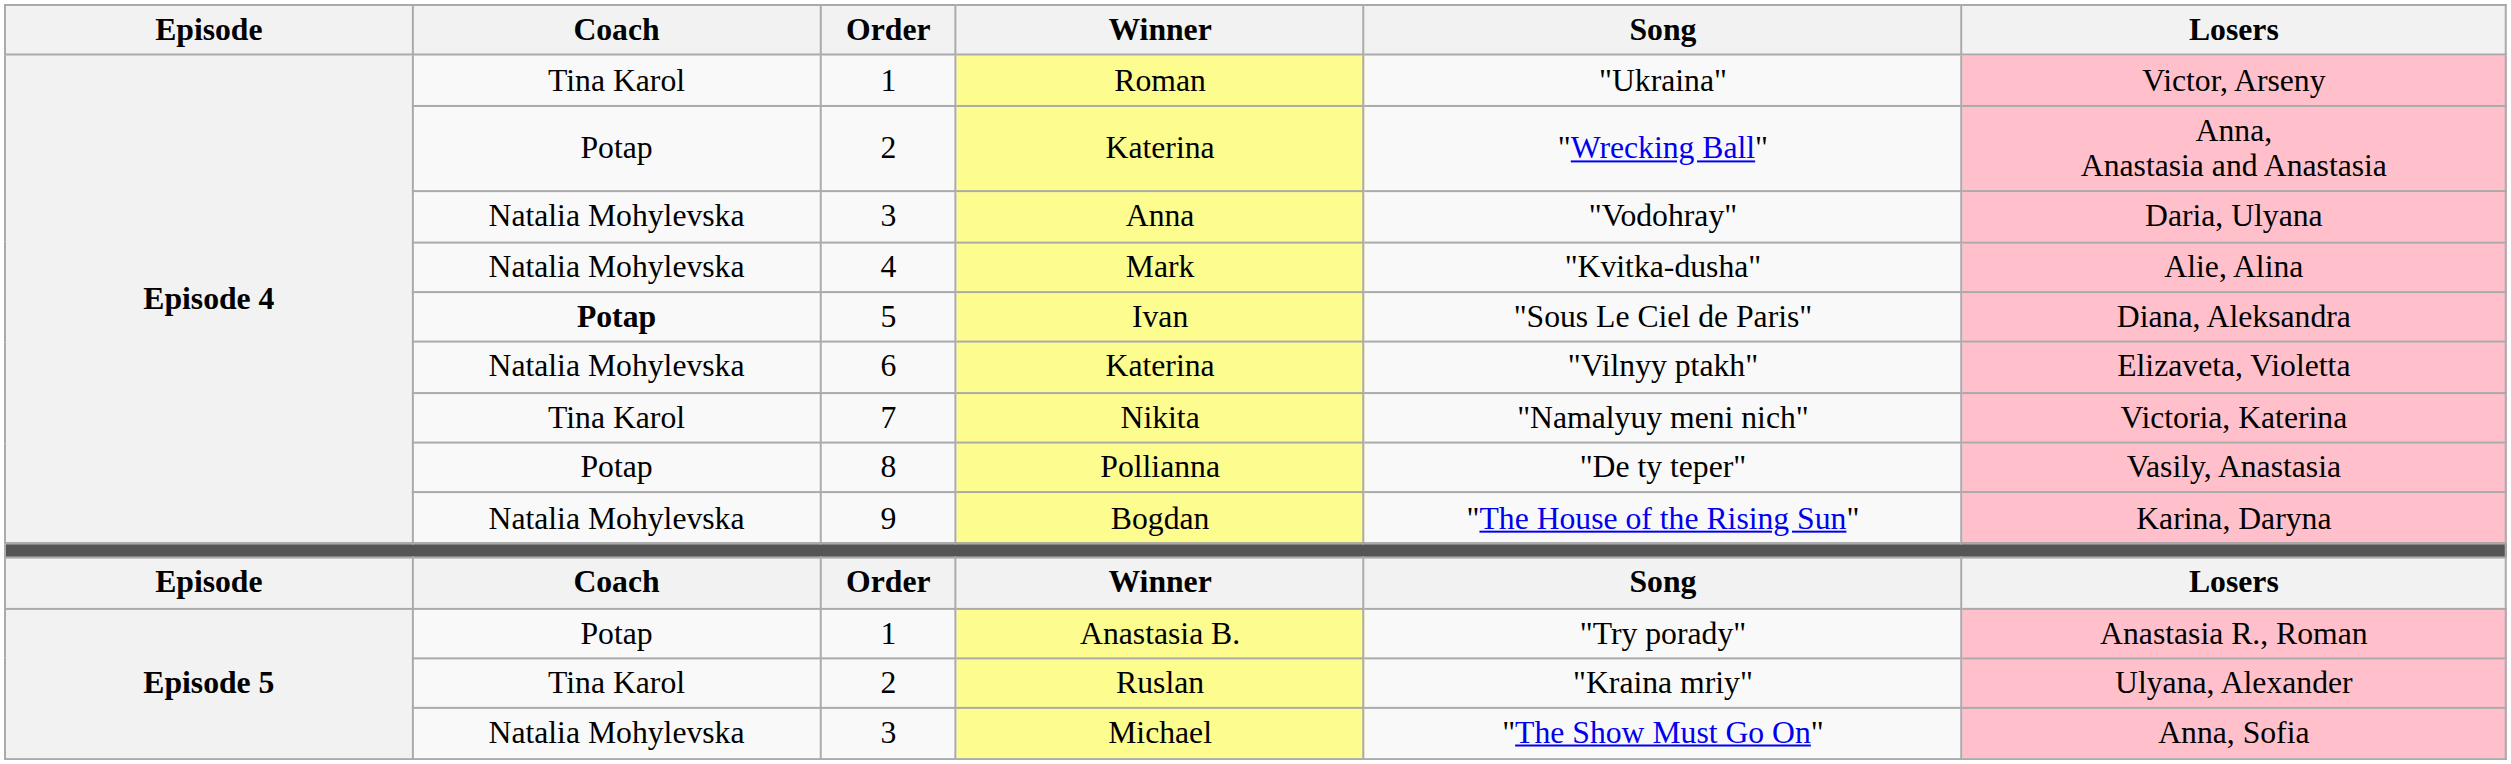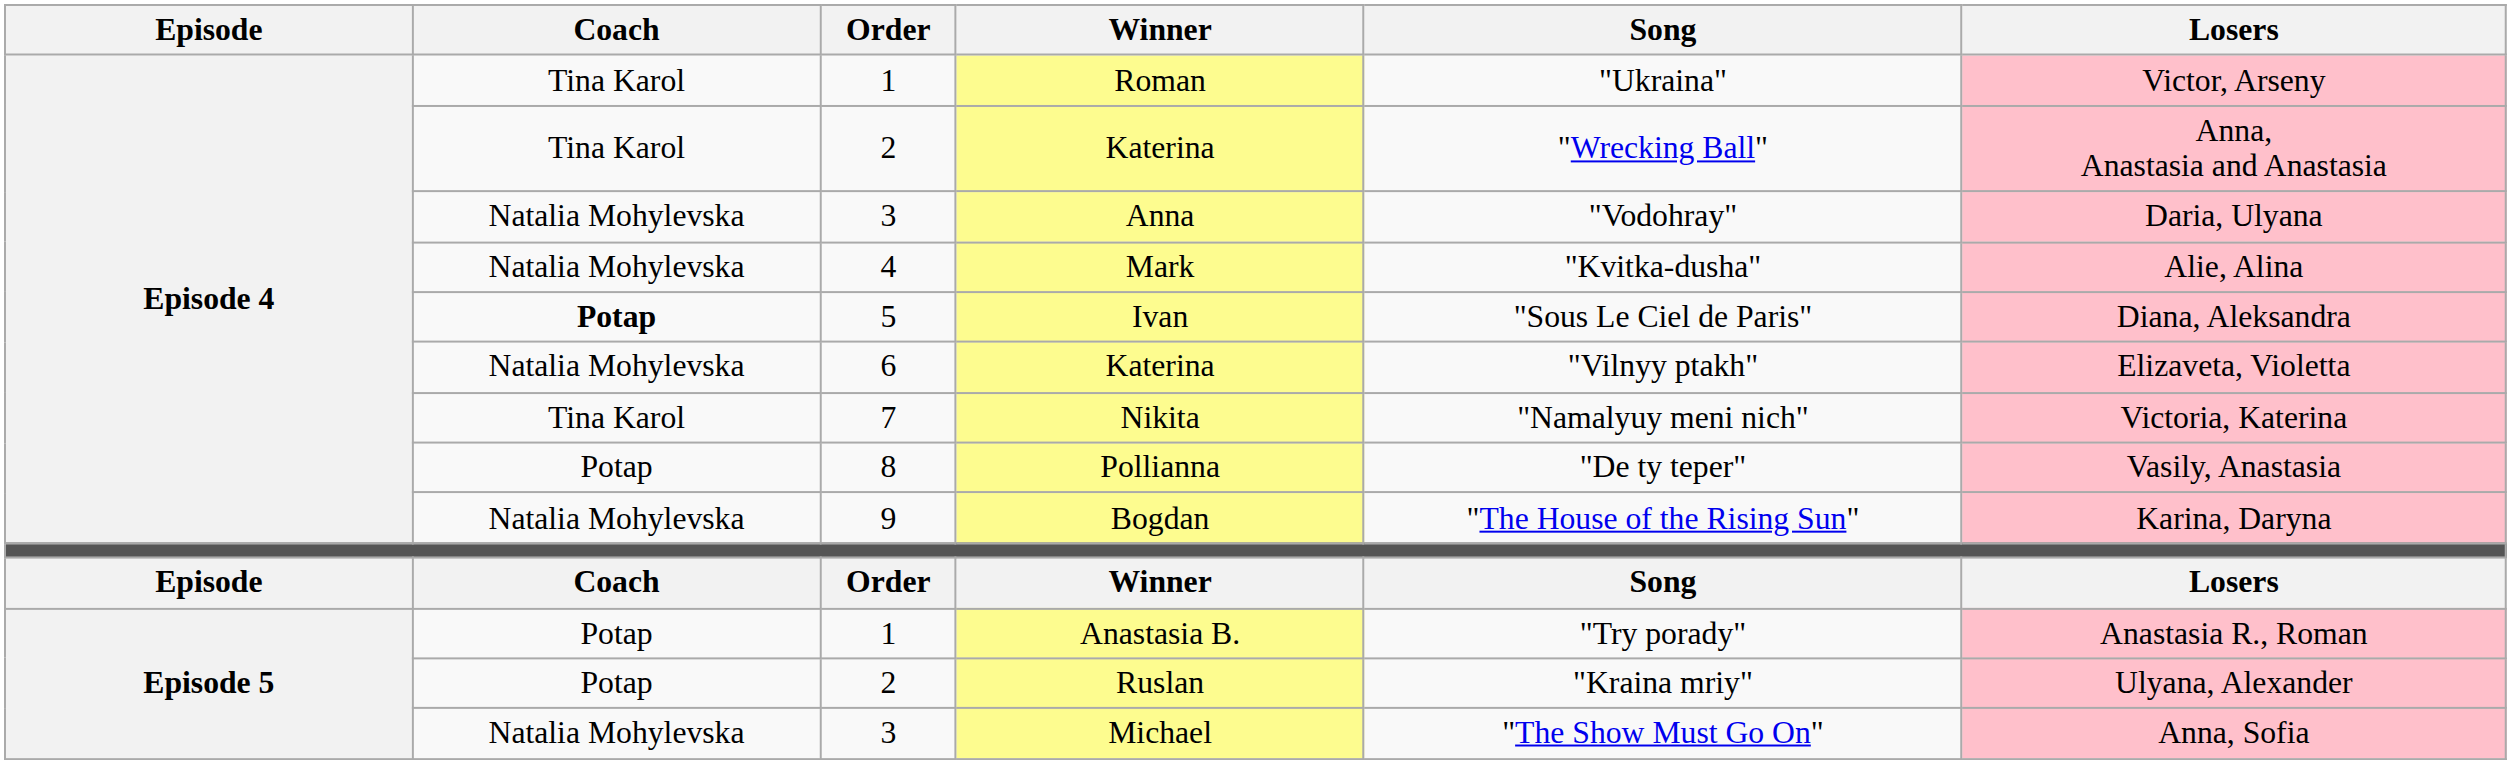(617, 147) Potap -> (617, 147) Tina Karol
(617, 682) Tina Karol -> (617, 682) Potap
